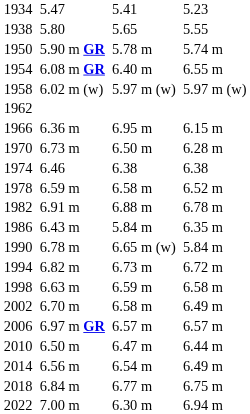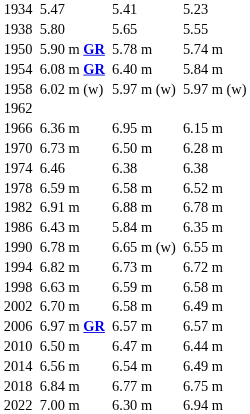(203, 69) 6.55 m -> (203, 69) 5.84 m
(203, 247) 5.84 m -> (203, 247) 6.55 m
